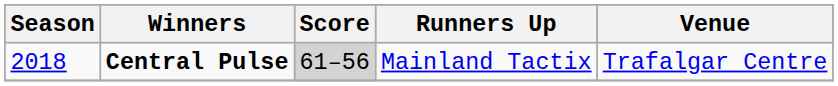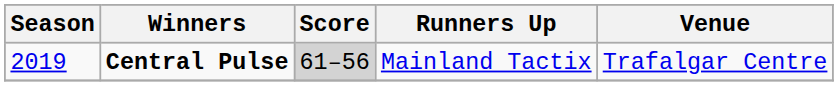(39, 62) 2018 -> (39, 62) 2019
